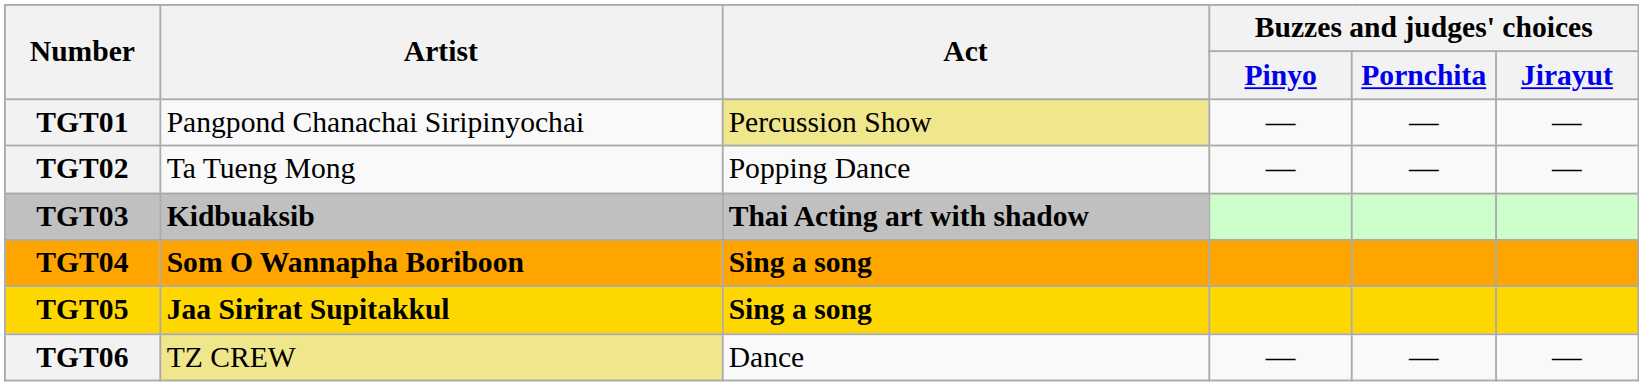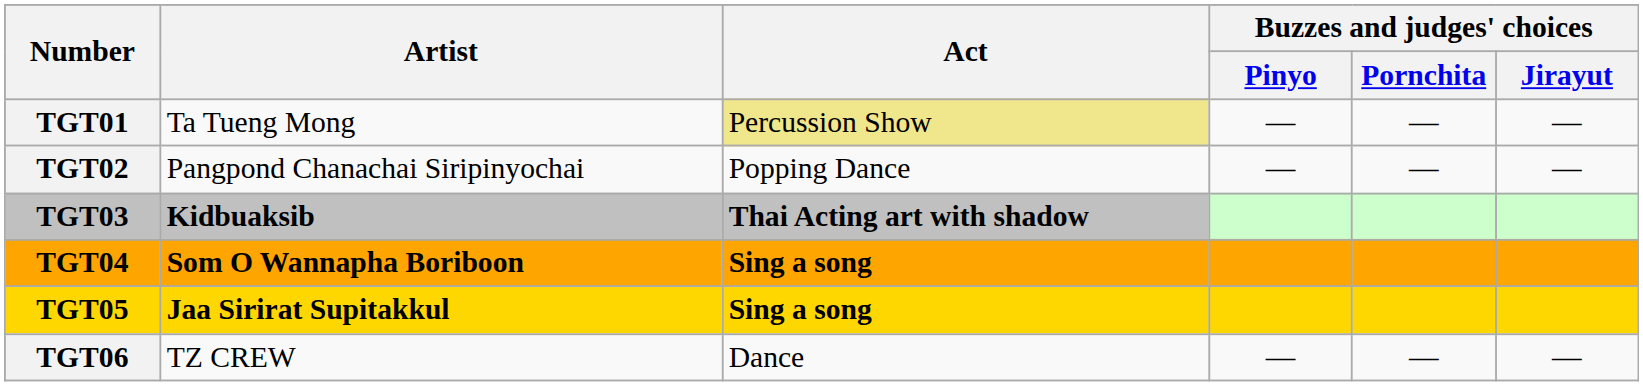(375, 121) Pangpond Chanachai Siripinyochai -> (261, 121) Ta Tueng Mong
(261, 168) Ta Tueng Mong -> (375, 168) Pangpond Chanachai Siripinyochai
(231, 356) khaki background -> (231, 356) no background
